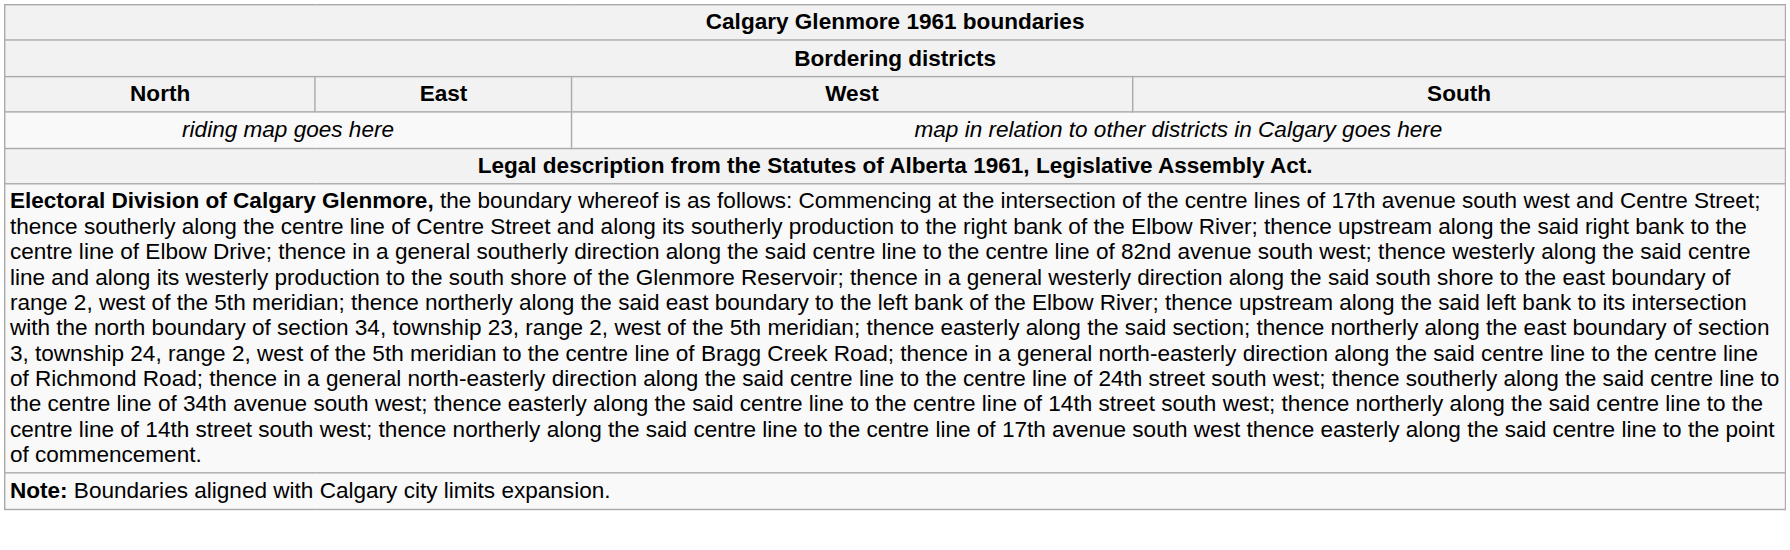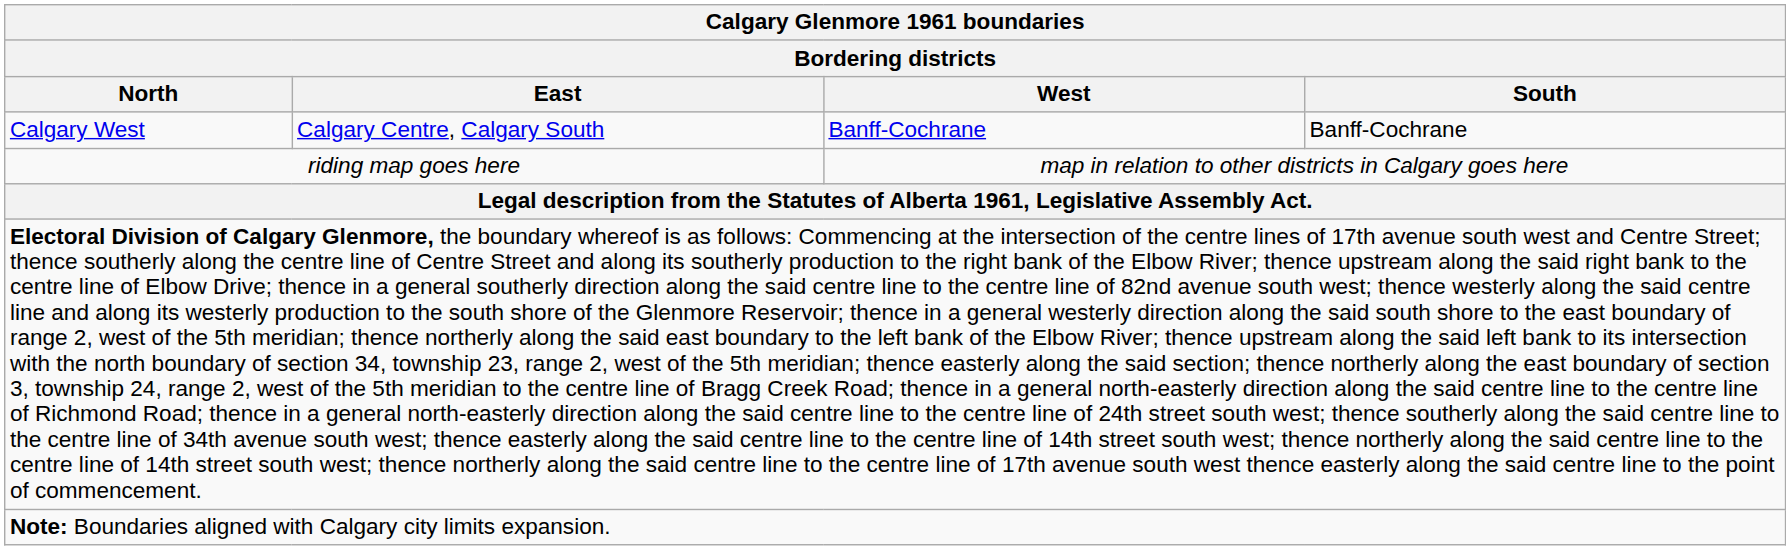+ row: (77, 129)
